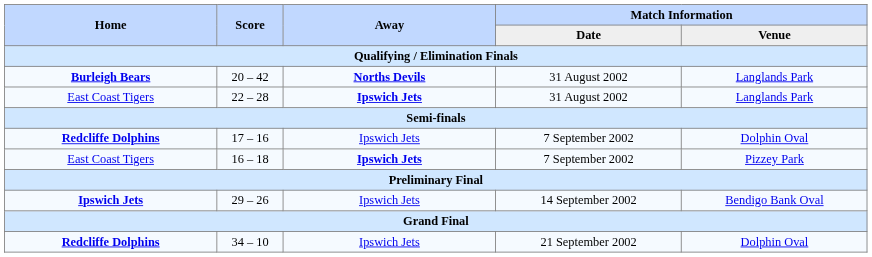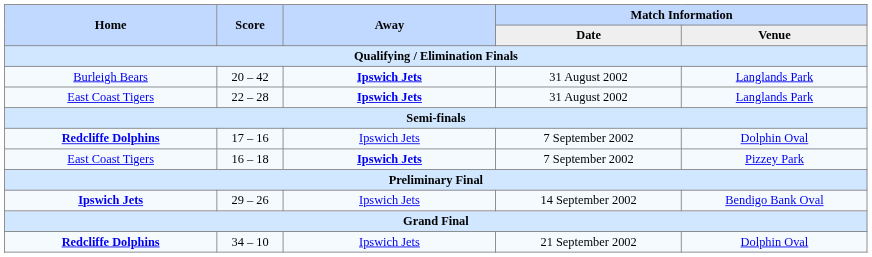(111, 76) bold -> (111, 76) normal
(389, 76) Norths Devils -> (389, 76) Ipswich Jets
